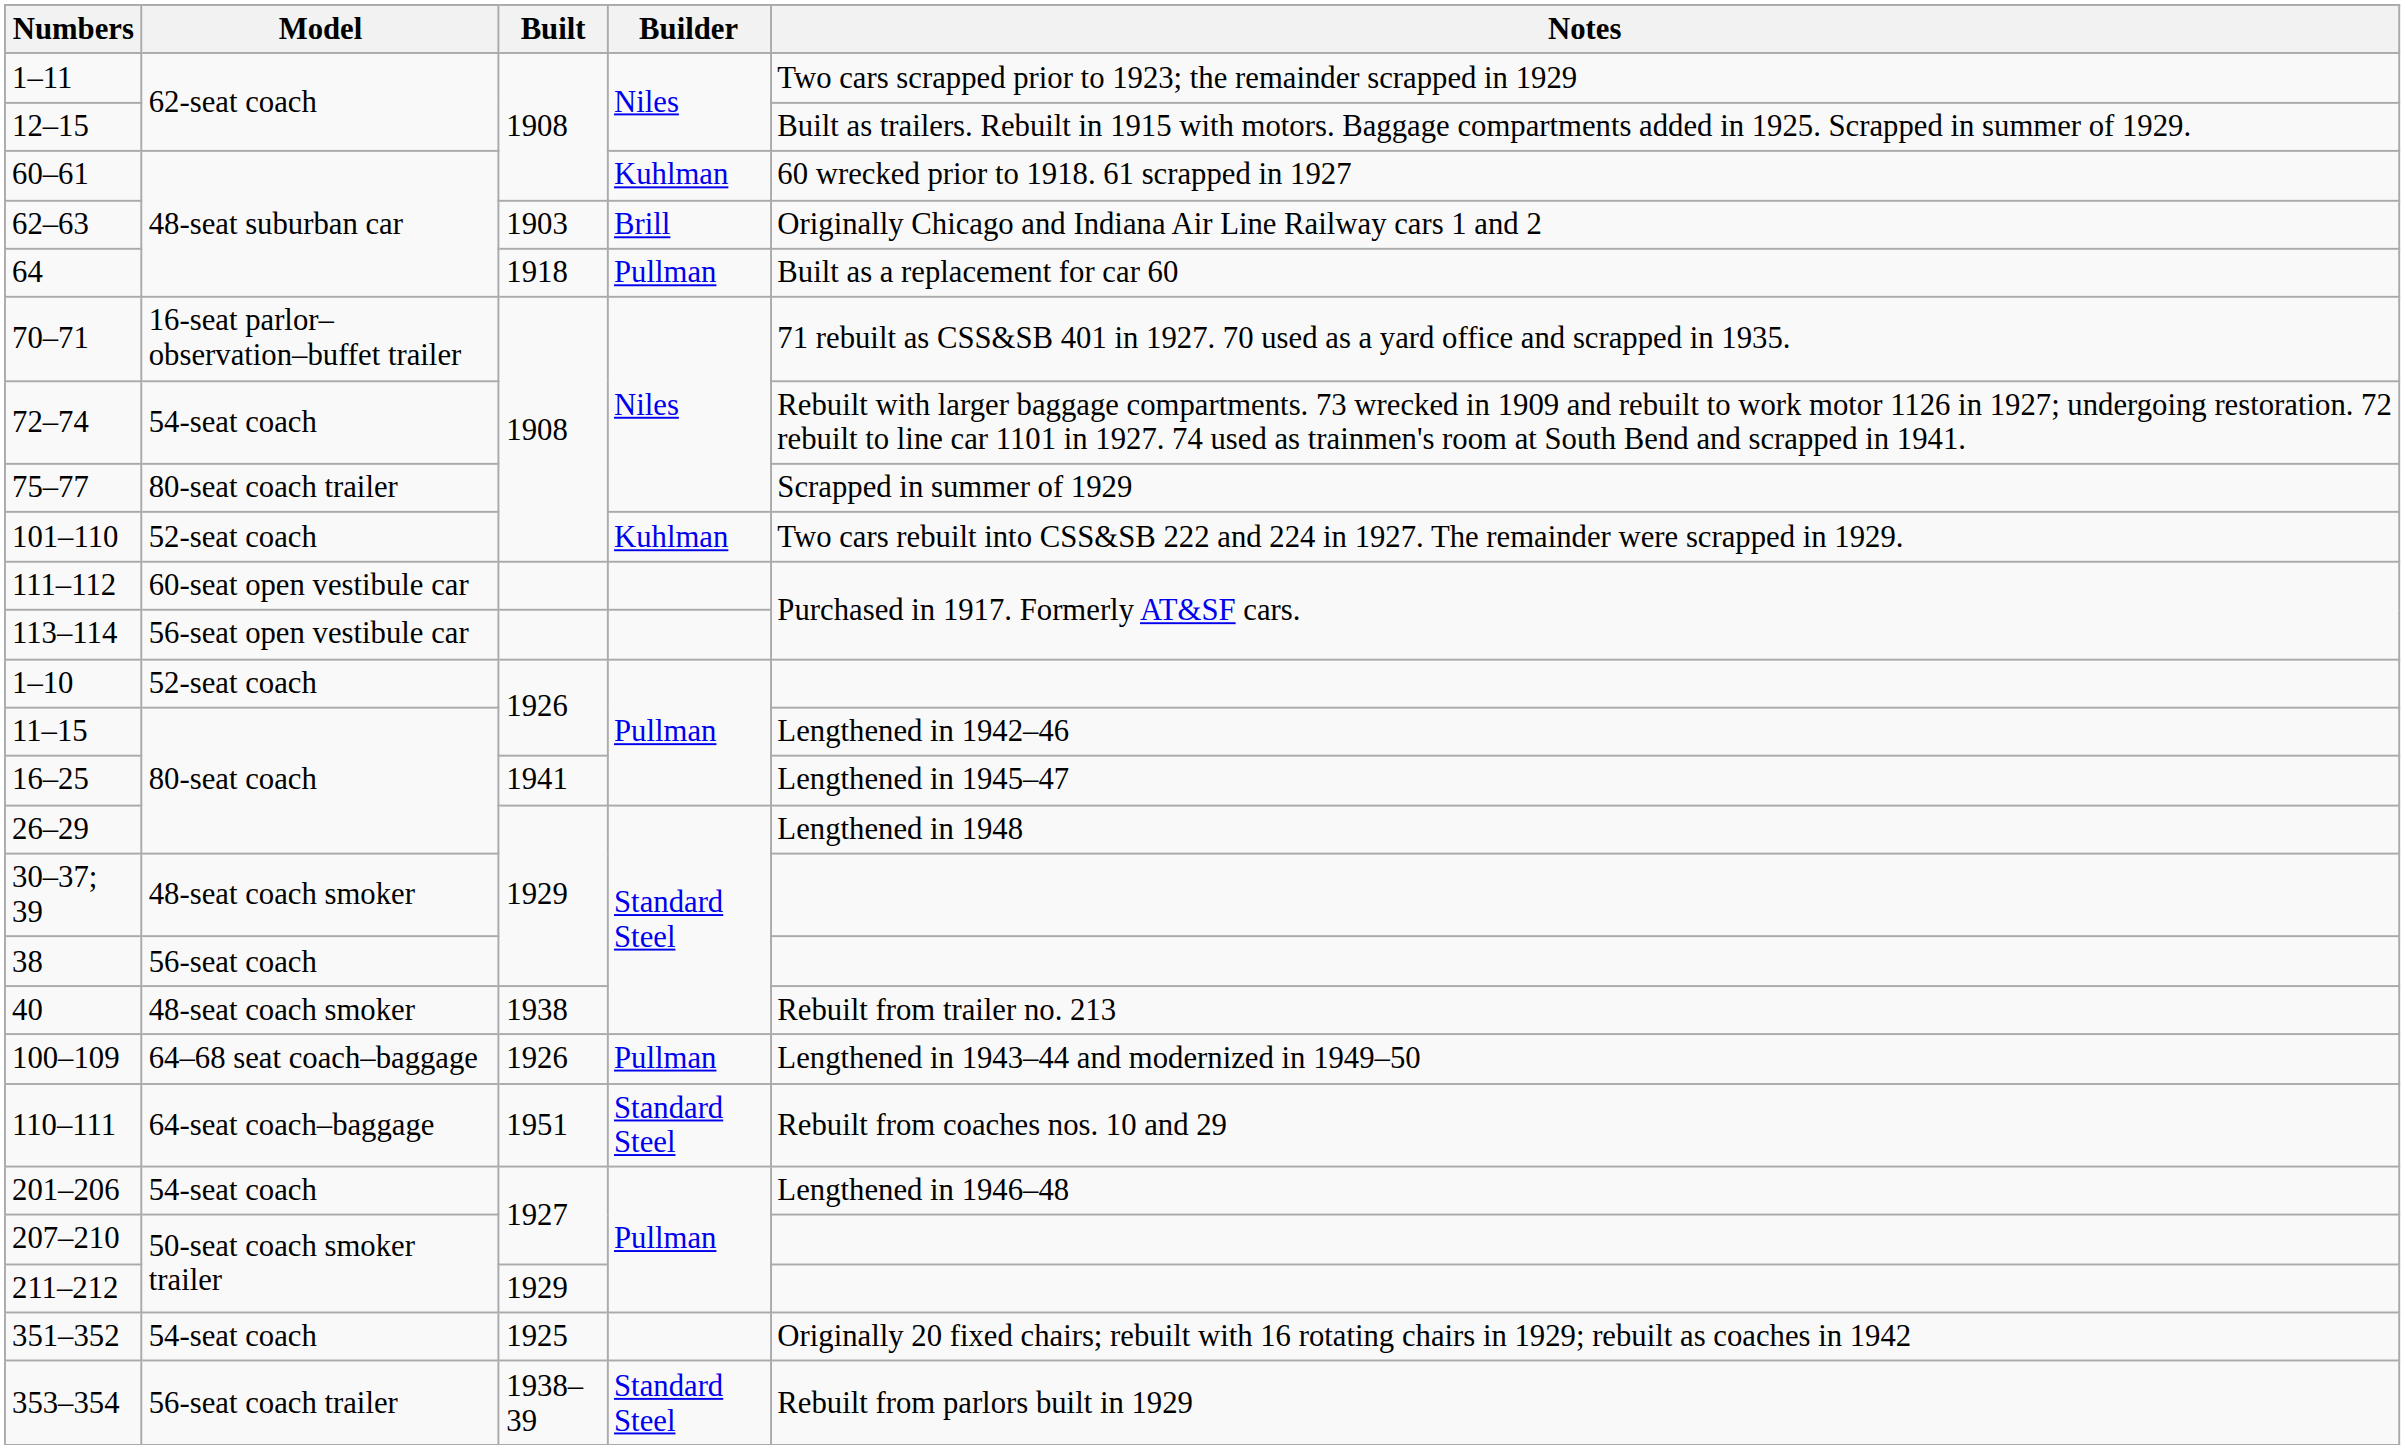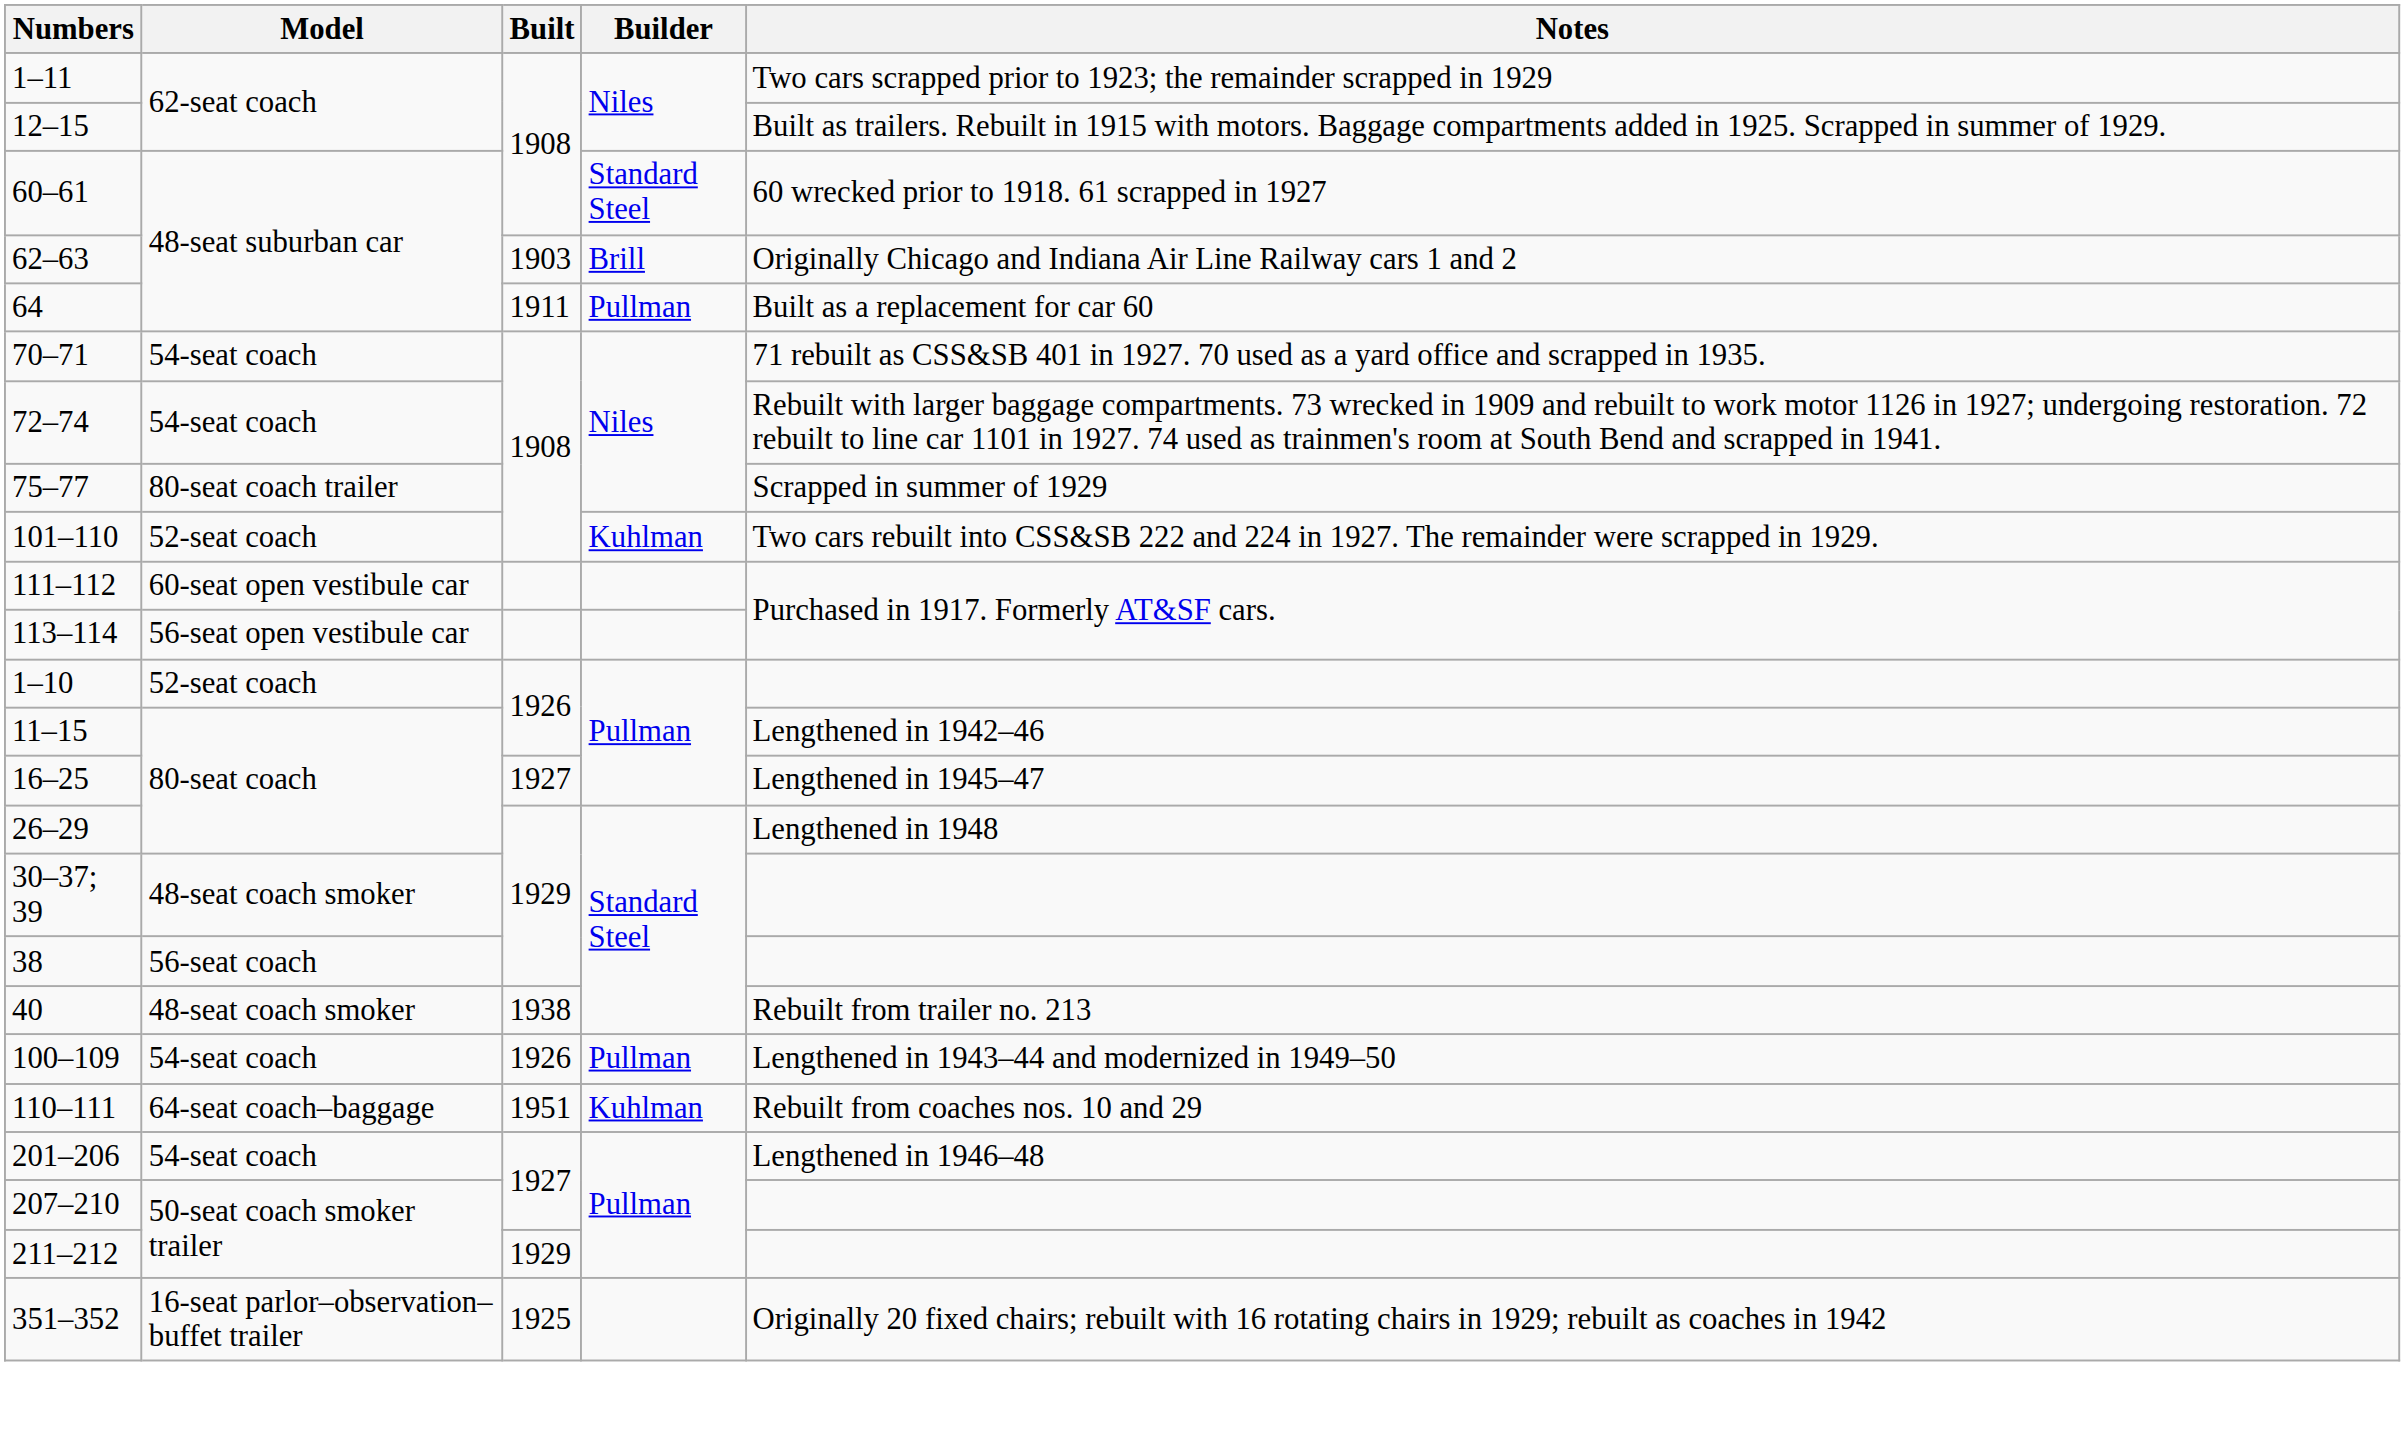(671, 175) Kuhlman -> (643, 192) Standard Steel
(537, 272) 1918 -> (540, 307) 1911
(305, 338) 16-seat parlor–observation–buffet trailer -> (233, 355) 54-seat coach
(537, 780) 1941 -> (540, 780) 1927
(313, 1058) 64–68 seat coach–baggage -> (233, 1058) 54-seat coach
(669, 1124) Standard Steel -> (646, 1106) Kuhlman
(233, 1336) 54-seat coach -> (321, 1319) 16-seat parlor–observation–buffet trailer
- row: (66, 1402)
